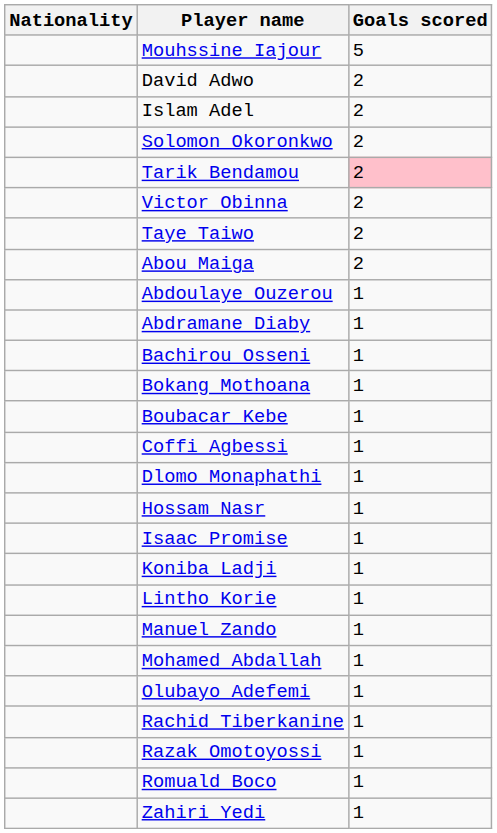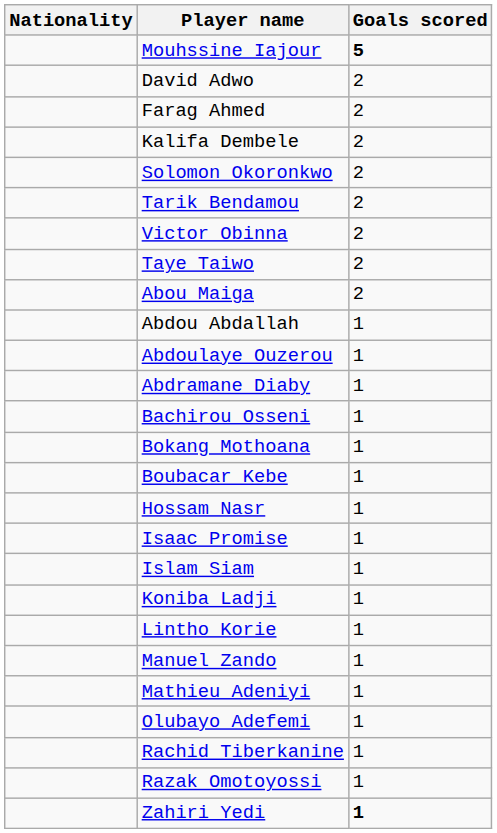(358, 50) normal -> (358, 50) bold
+ row: (203, 112)
+ row: (220, 142)
- row: (198, 112)
(358, 173) pink background -> (358, 203) no background
+ row: (220, 325)
- row: (215, 447)
- row: (232, 478)
+ row: (198, 569)
+ row: (226, 691)
- row: (232, 661)
- row: (209, 783)
(358, 813) normal -> (358, 813) bold
